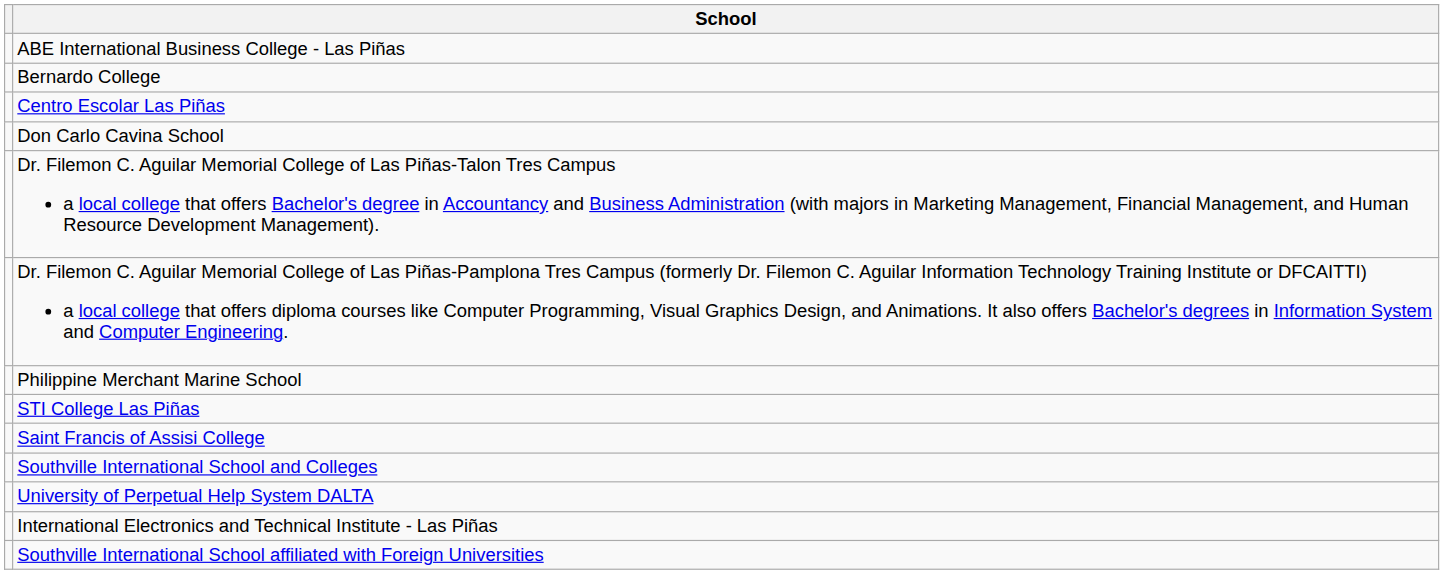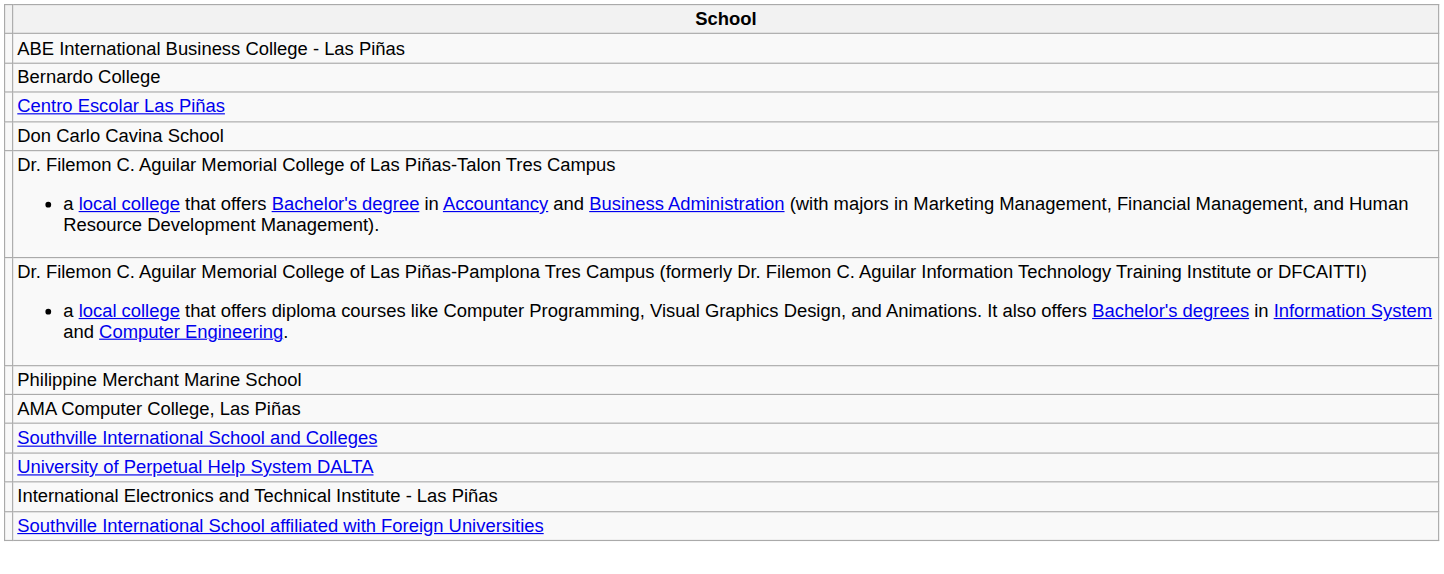+ row: (159, 408)
- row: (108, 408)
- row: (141, 438)
